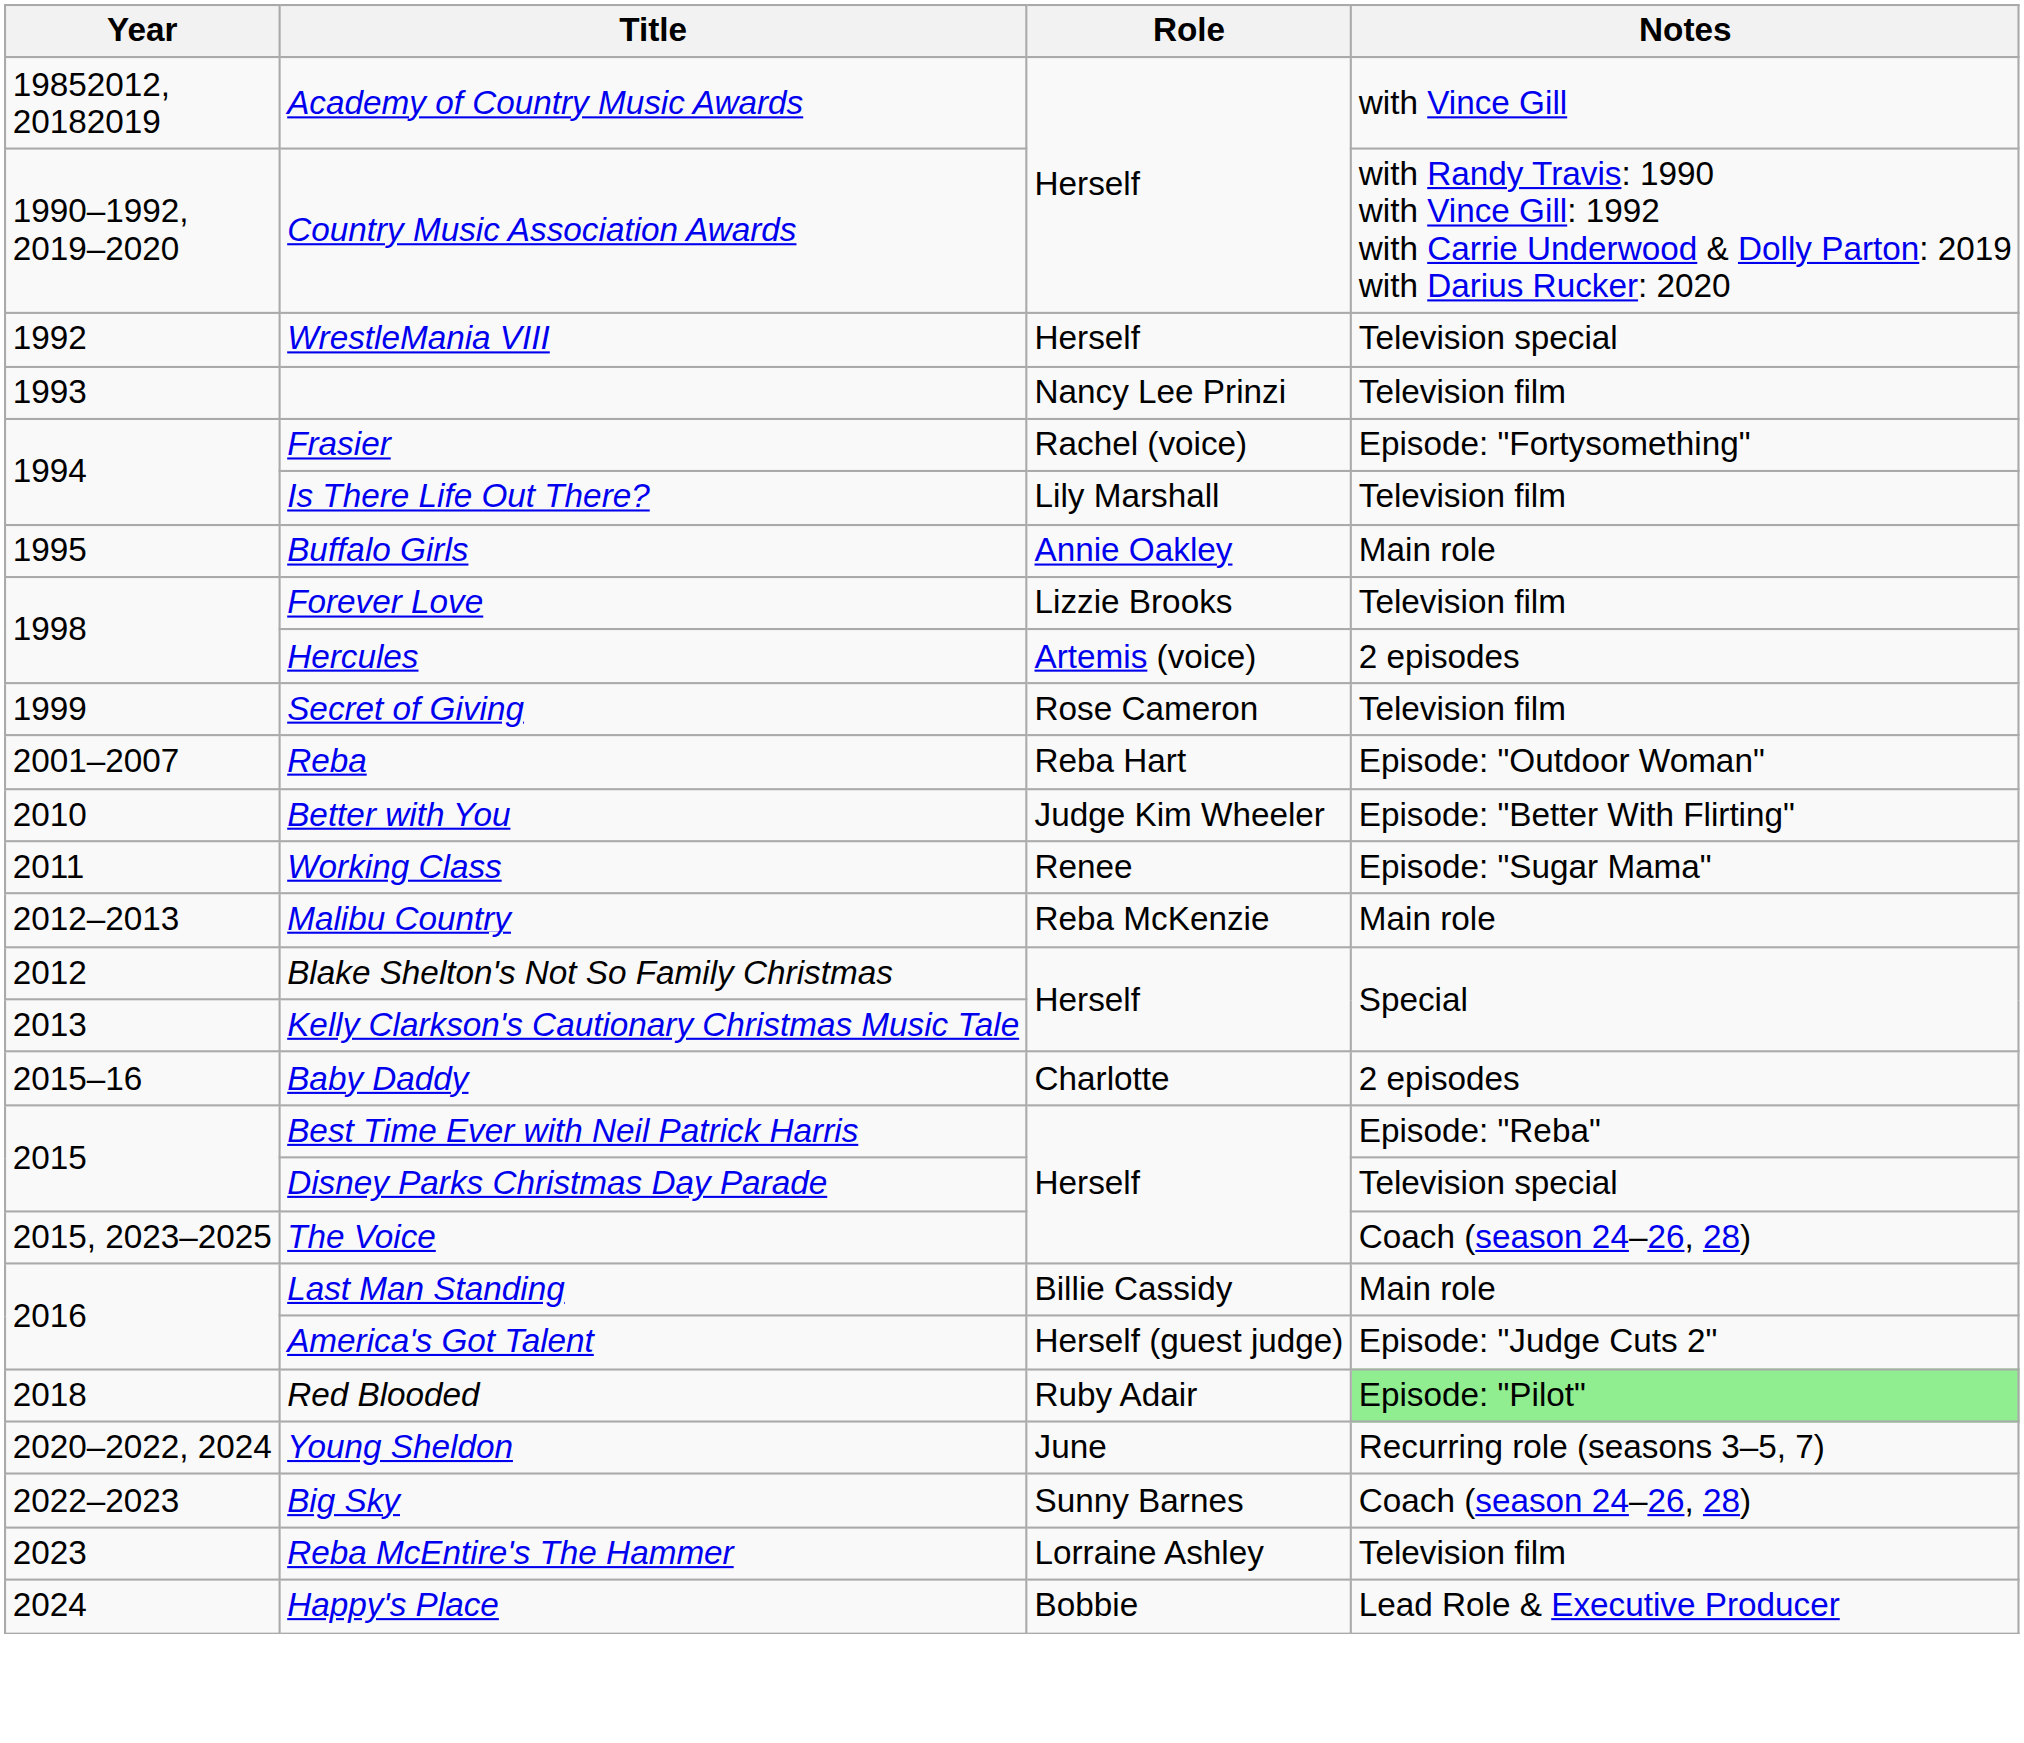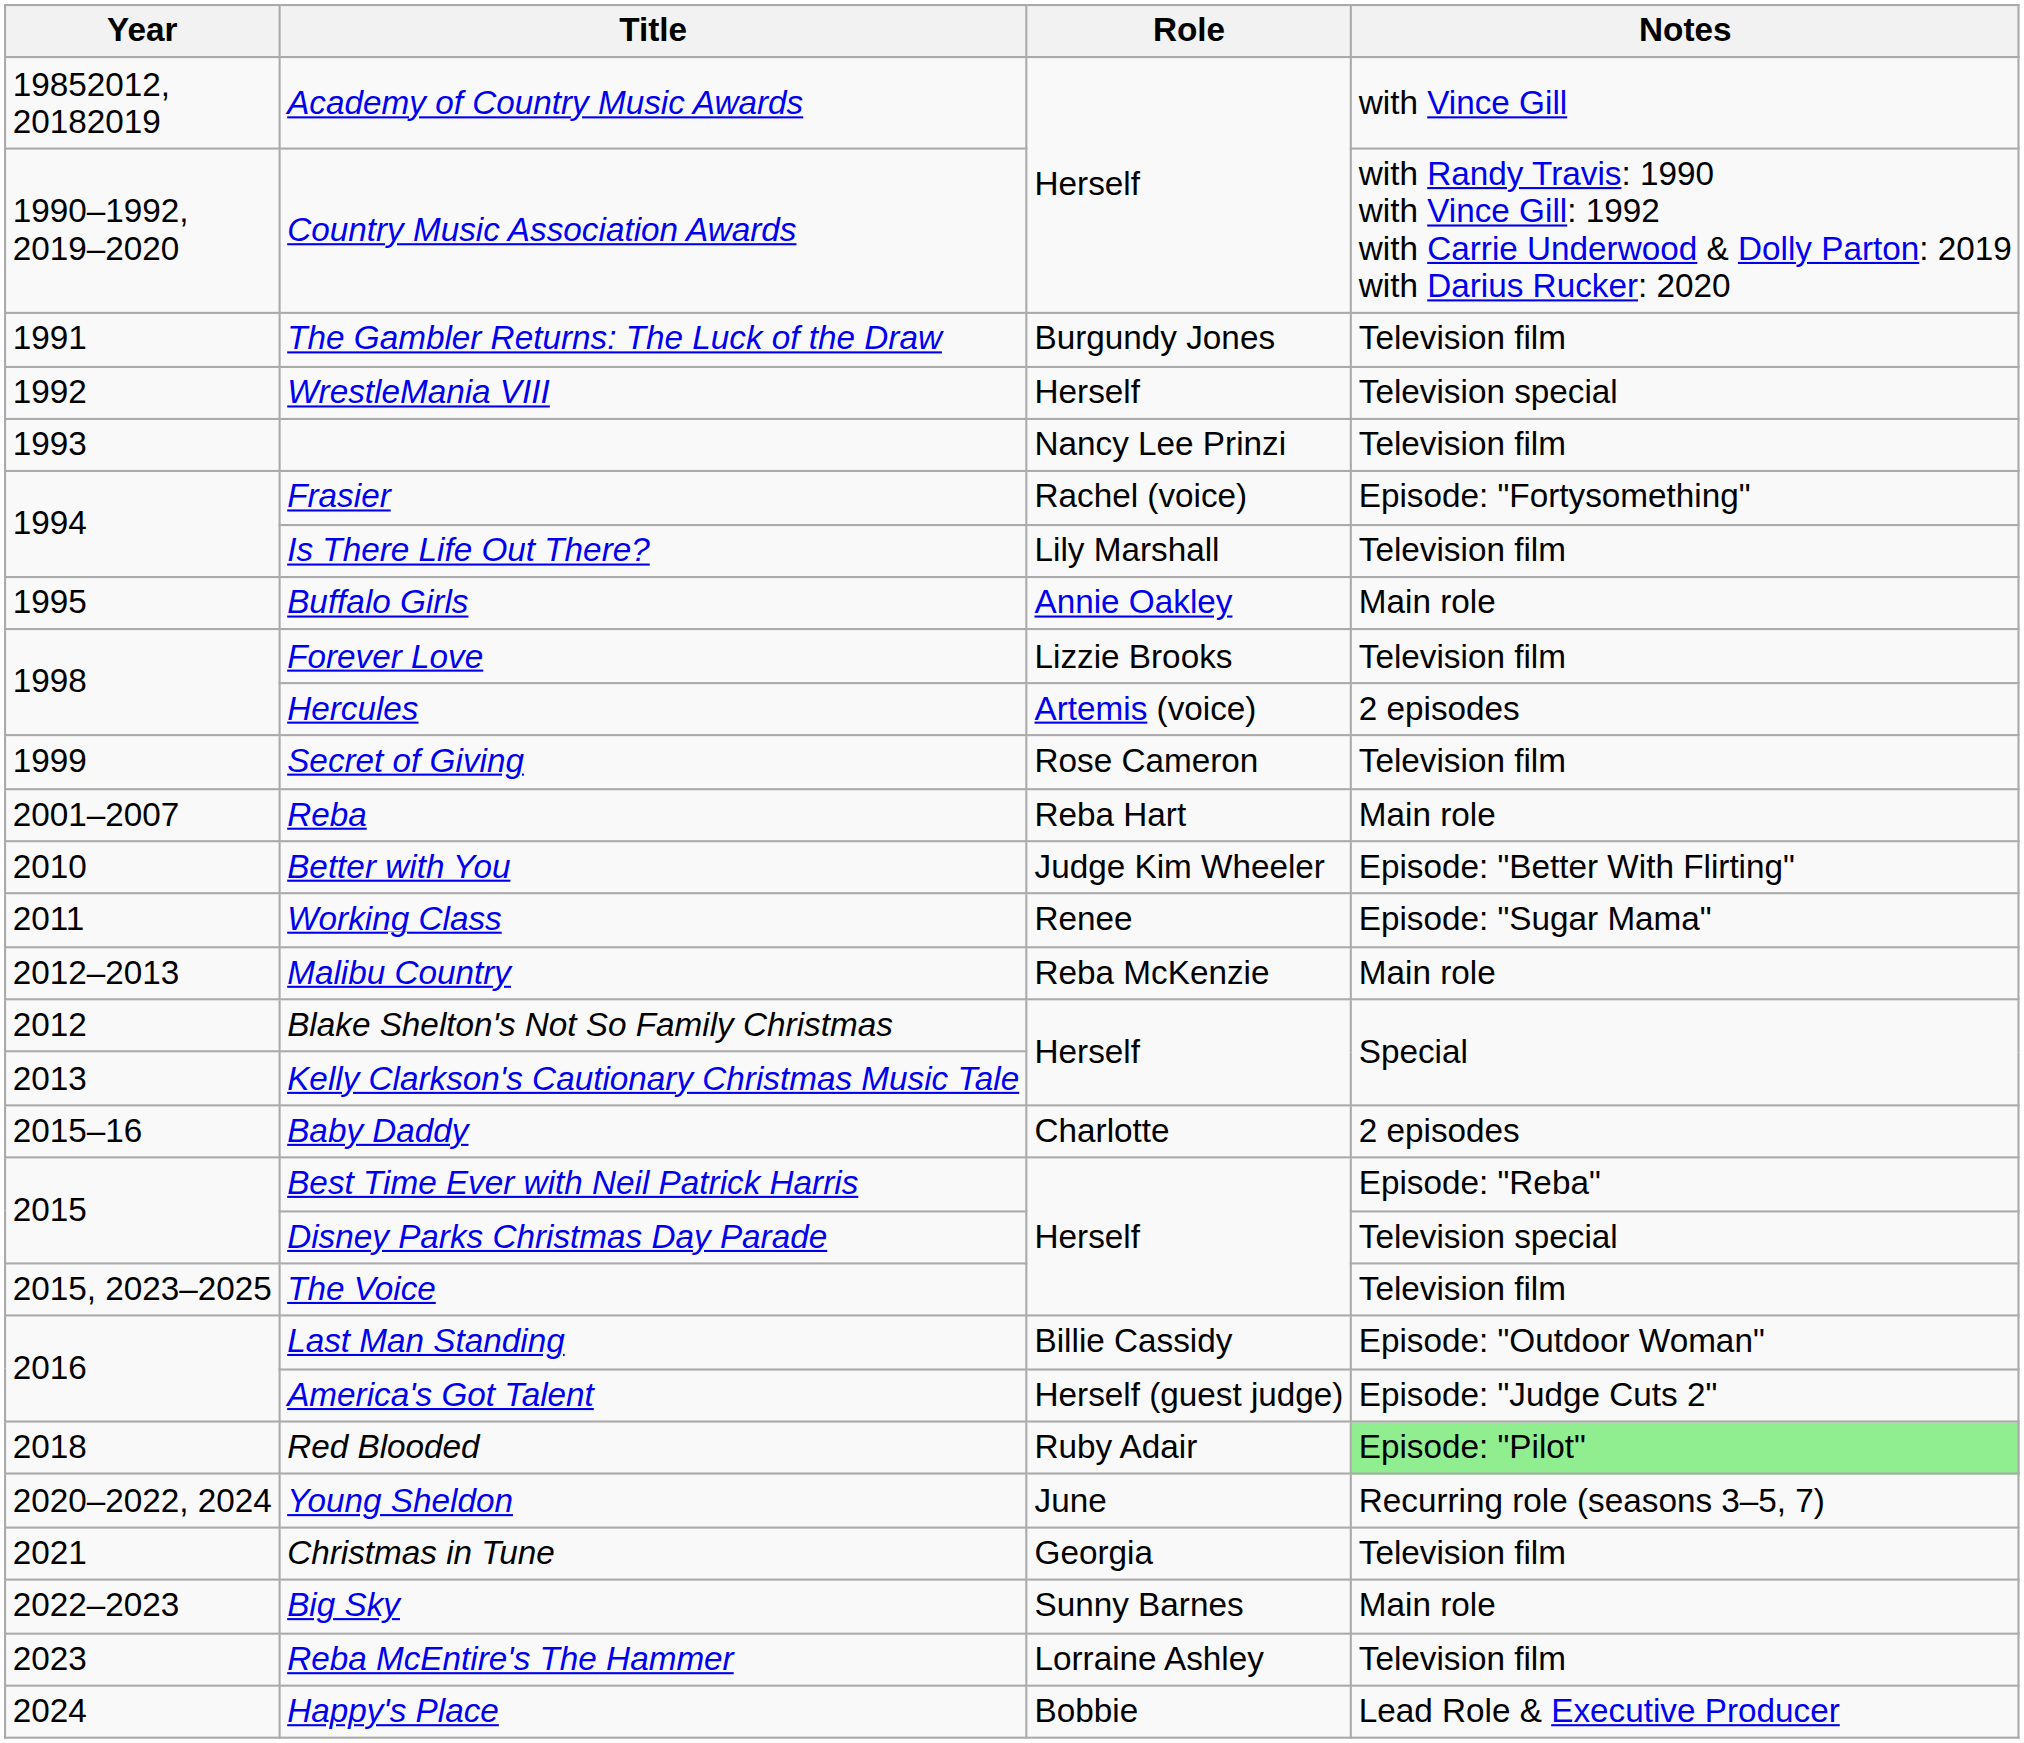+ row: (615, 338)
(1562, 761) Episode: "Outdoor Woman" -> (1427, 814) Main role
(1555, 1236) Coach (season 24–26, 28) -> (1462, 1289) Television film
(1427, 1289) Main role -> (1562, 1341) Episode: "Outdoor Woman"
+ row: (421, 1552)
(1555, 1500) Coach (season 24–26, 28) -> (1427, 1605) Main role
